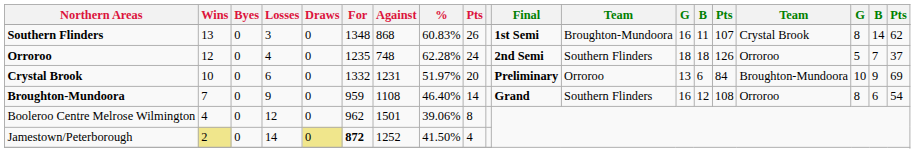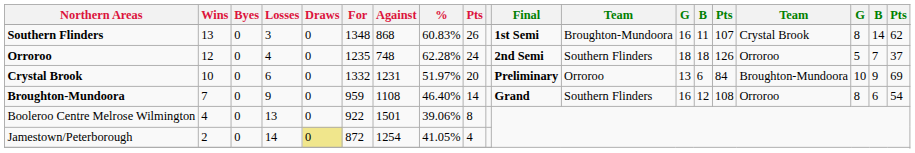(271, 116) 12 -> (271, 116) 13
(355, 116) 962 -> (355, 116) 922
(204, 136) khaki background -> (204, 136) no background
(355, 136) bold -> (355, 136) normal
(388, 136) 1252 -> (388, 136) 1254
(441, 136) 41.50% -> (441, 136) 41.05%
